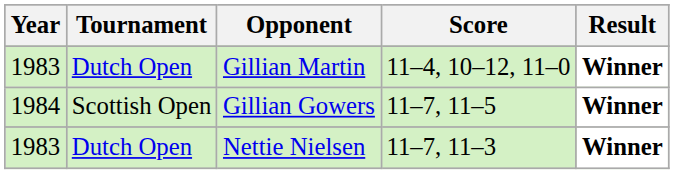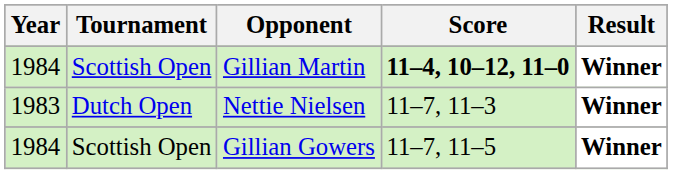(35, 66) 1983 -> (35, 66) 1984
(132, 66) Dutch Open -> (142, 66) Scottish Open
(478, 66) normal -> (478, 66) bold
rows swapped: (294, 147) <-> (299, 107)
